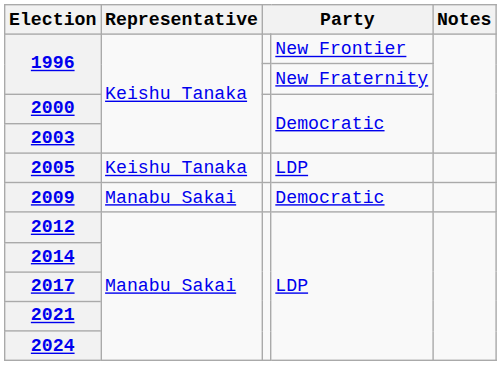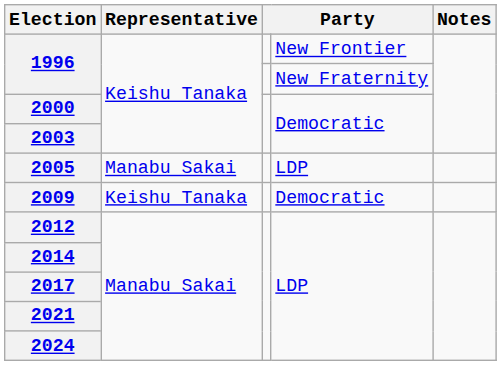(176, 168) Keishu Tanaka -> (171, 168) Manabu Sakai
(171, 198) Manabu Sakai -> (176, 198) Keishu Tanaka
